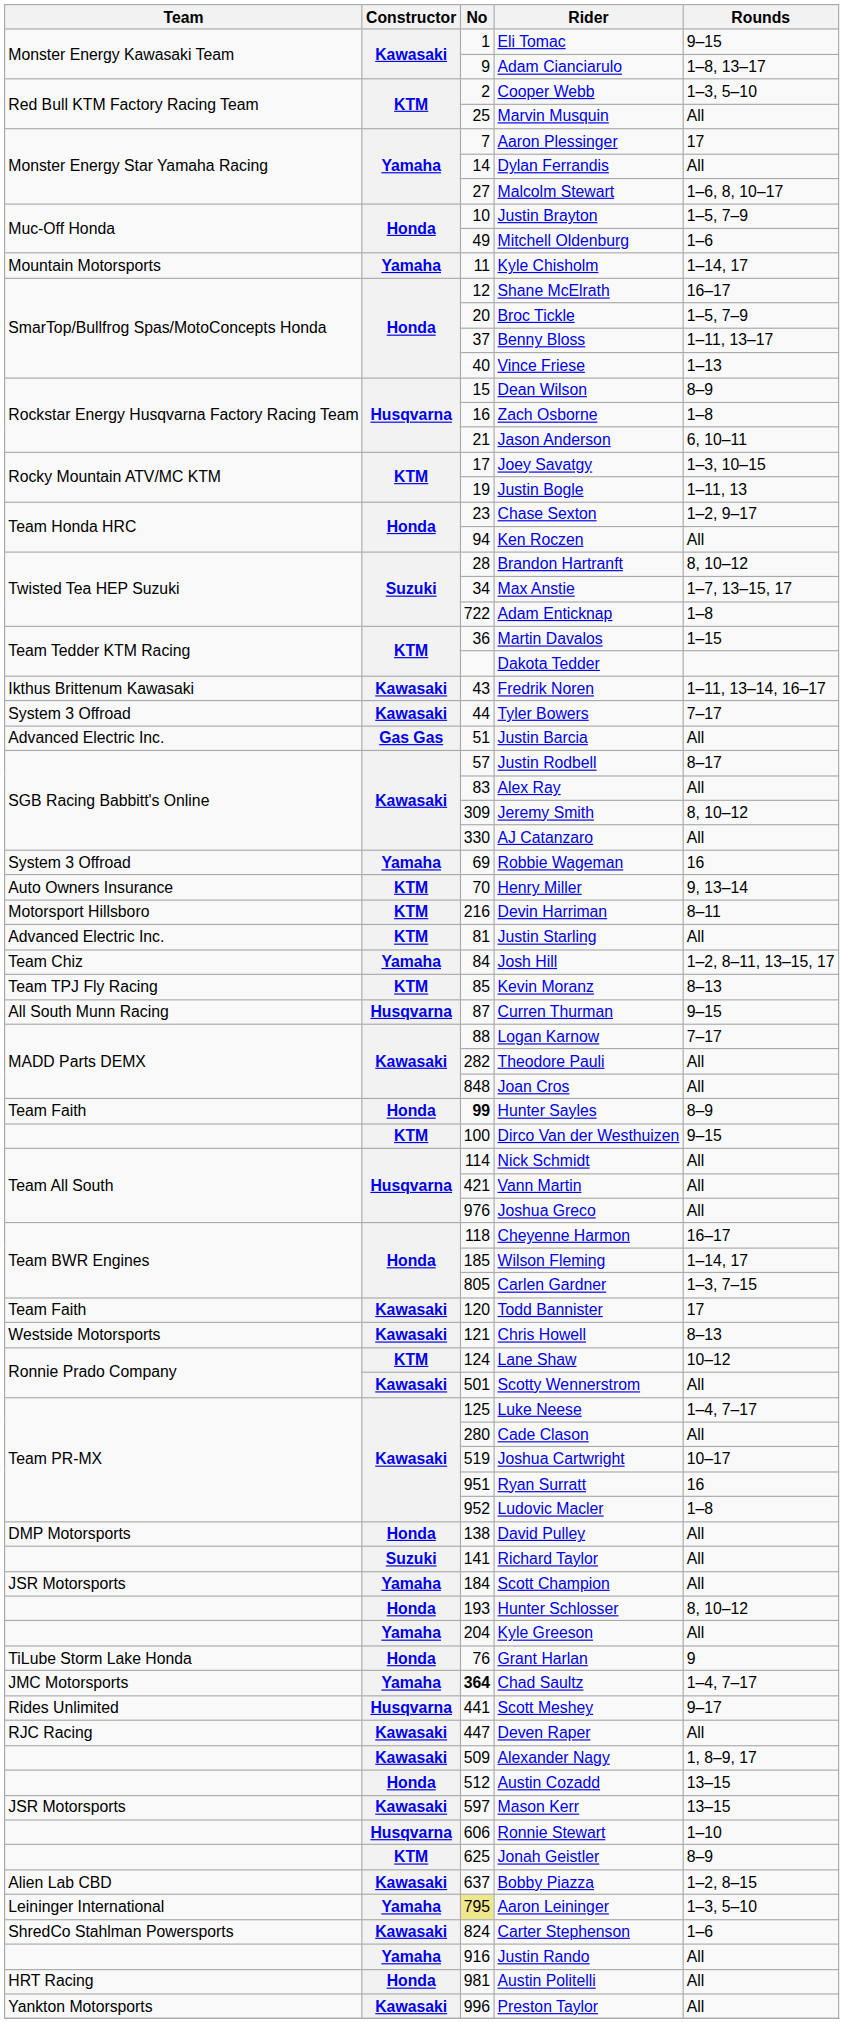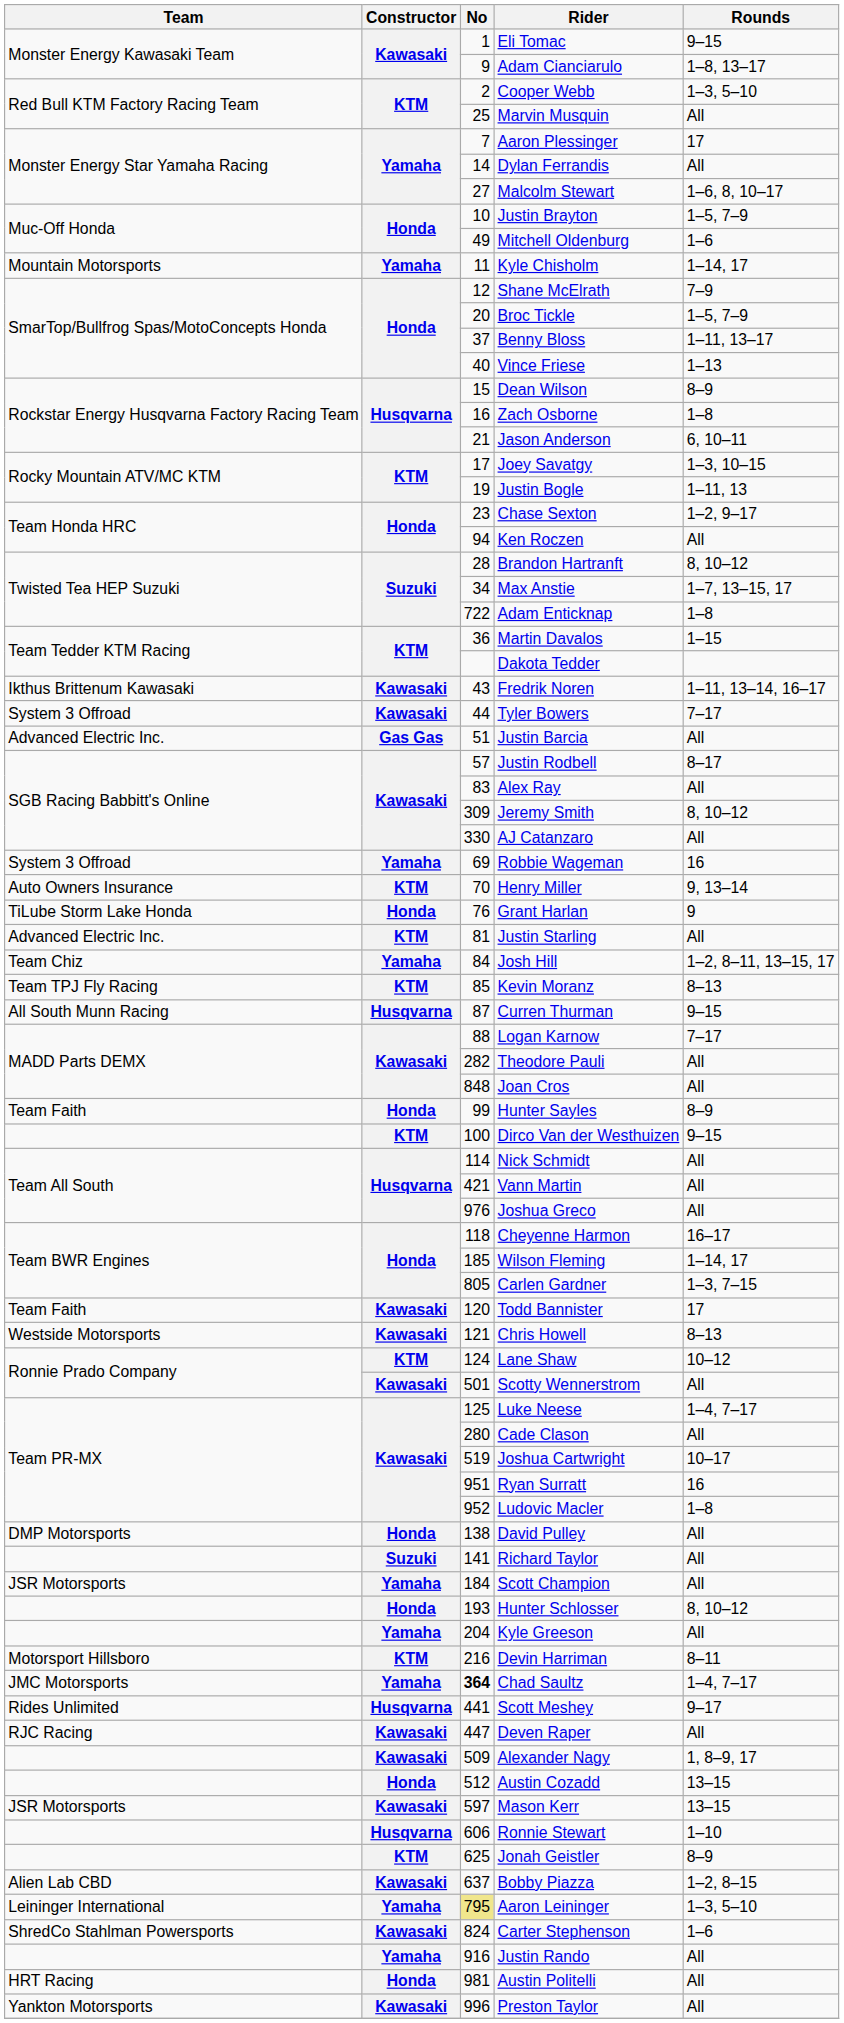(709, 290) 16–17 -> (700, 290) 7–9
rows swapped: (543, 1658) <-> (552, 912)
(481, 1111) bold -> (481, 1111) normal
